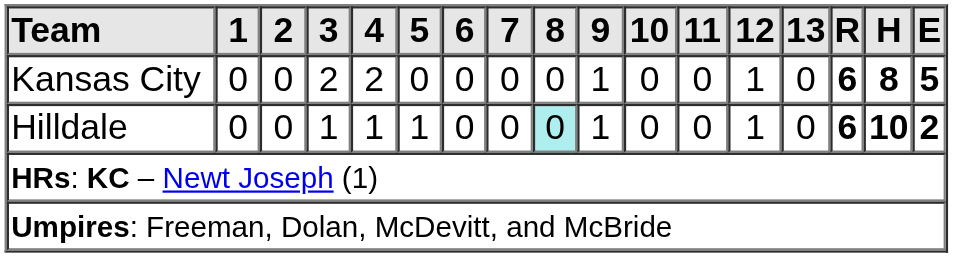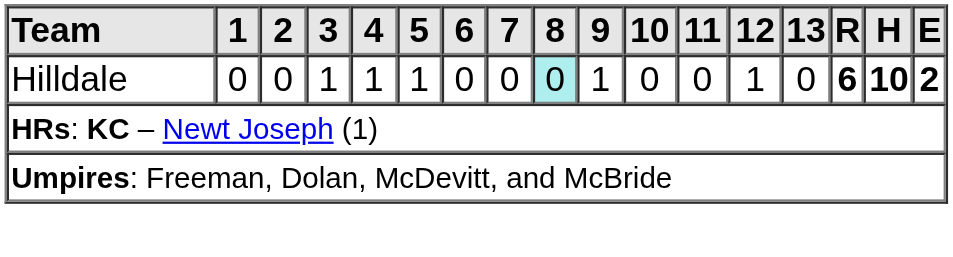- row: (106, 78)
